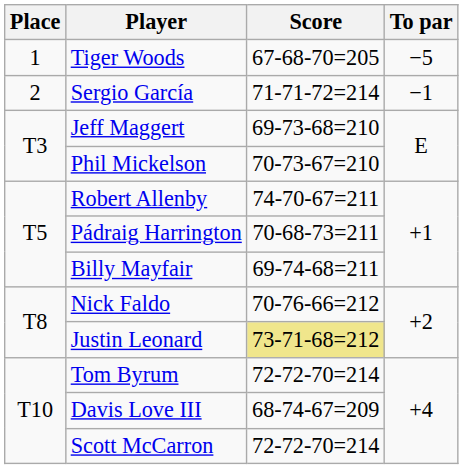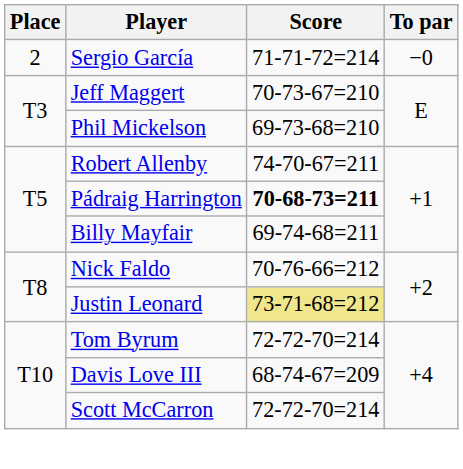- row: (128, 57)
(421, 92) −1 -> (421, 57) −0
(316, 127) 69-73-68=210 -> (316, 92) 70-73-67=210
(316, 163) 70-73-67=210 -> (316, 127) 69-73-68=210
(316, 233) normal -> (316, 198) bold
